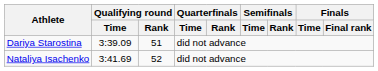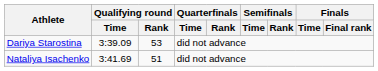(157, 43) 51 -> (157, 43) 53
(157, 59) 52 -> (157, 59) 51
